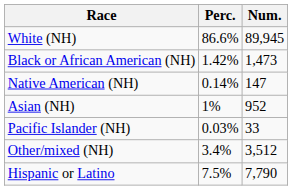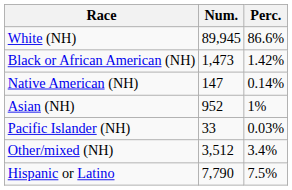columns swapped: (265, 15) <-> (220, 15)
